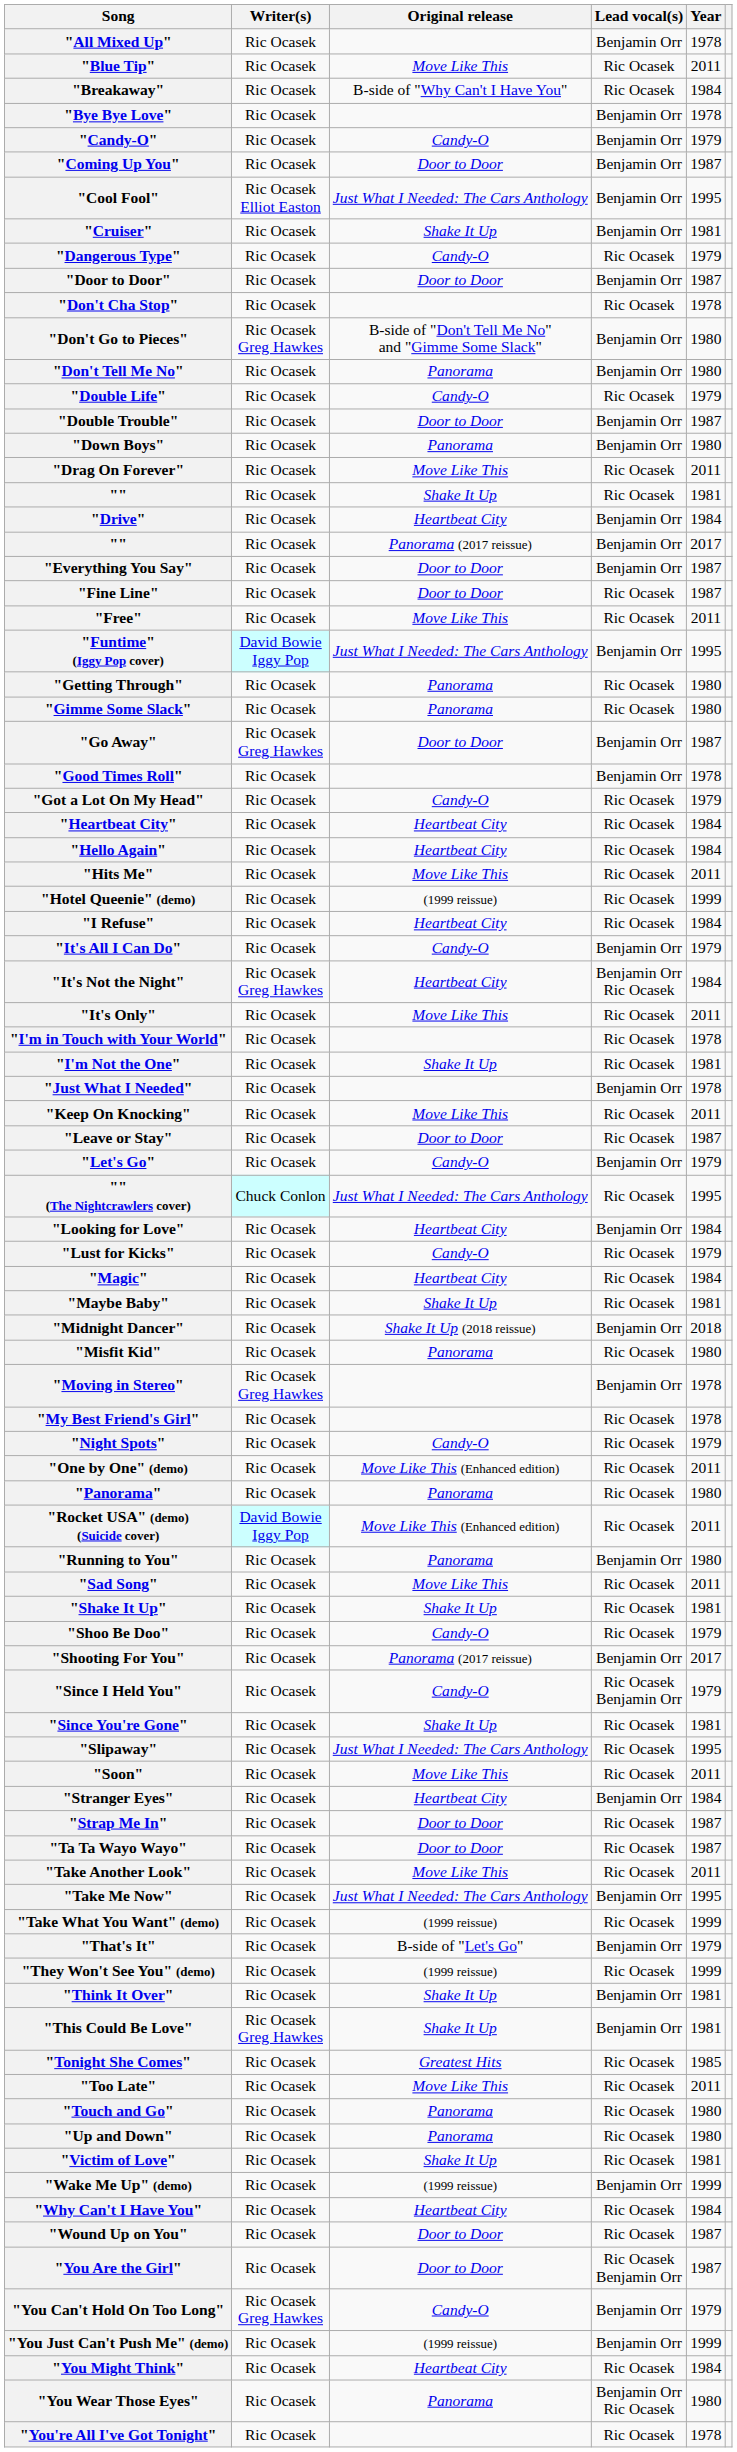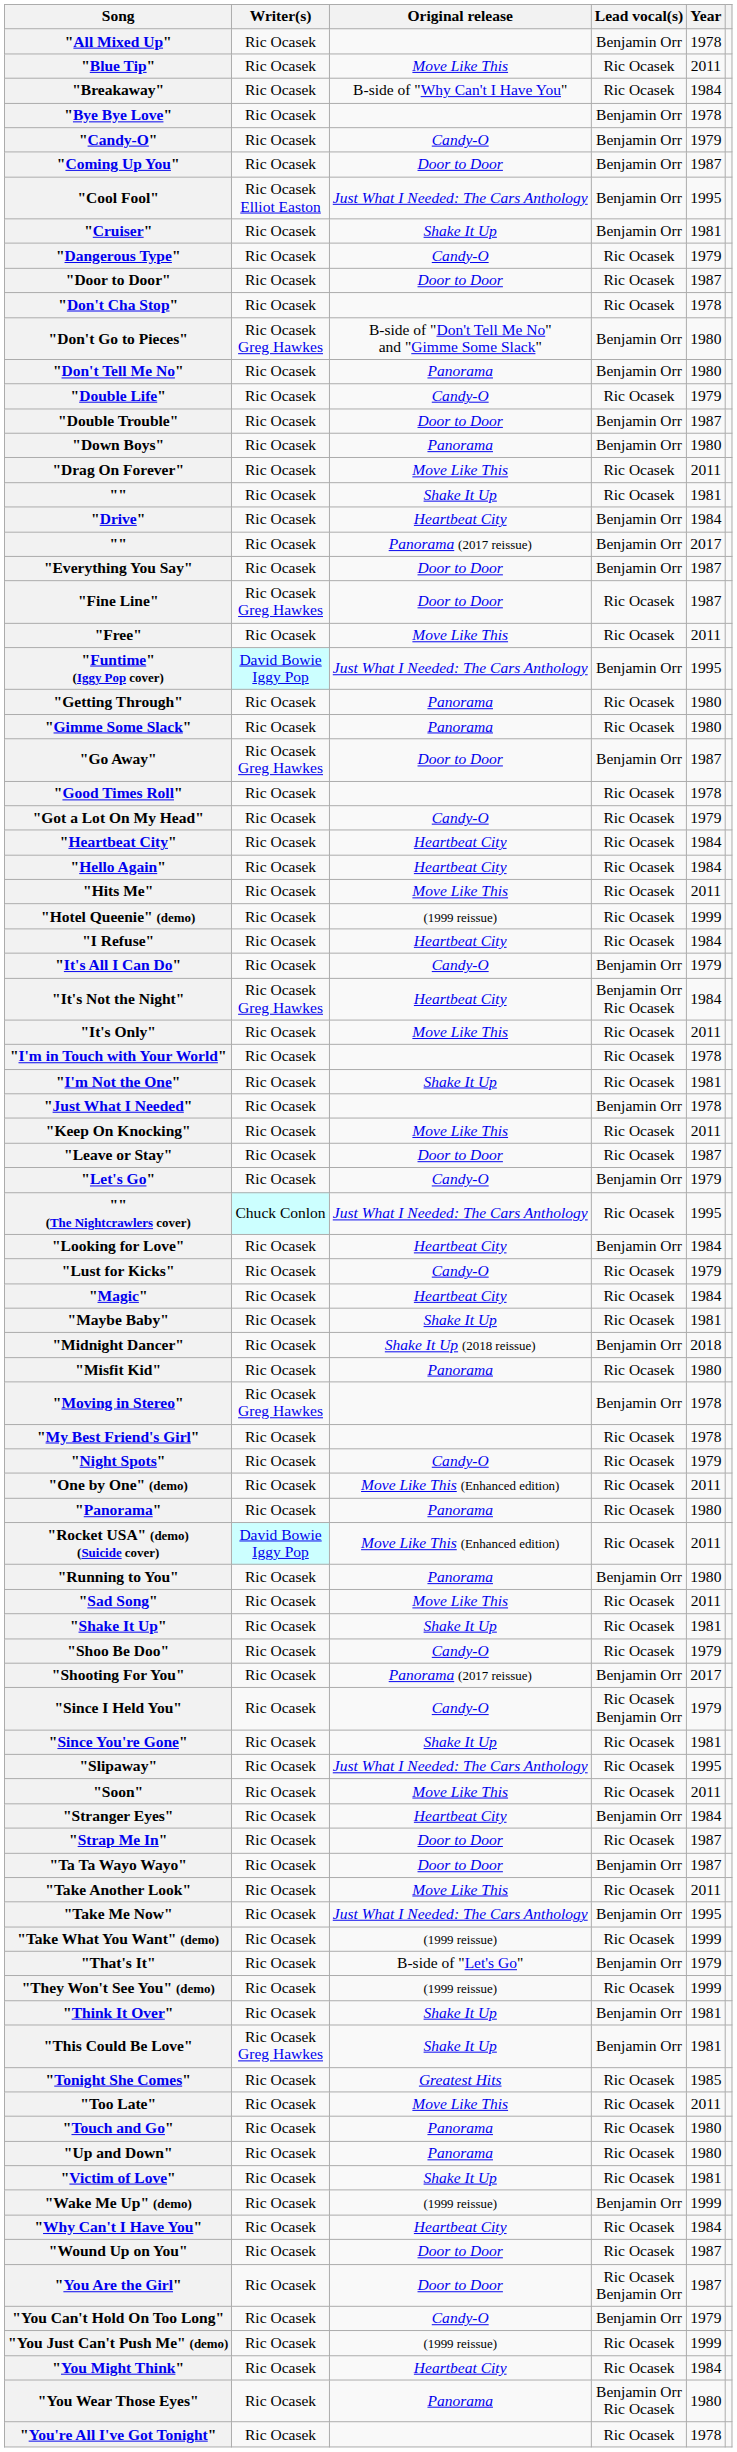(639, 280) Benjamin Orr -> (639, 280) Ric Ocasek
(281, 593) Ric Ocasek -> (281, 601) Ric Ocasek Greg Hawkes
(639, 775) Benjamin Orr -> (639, 793) Ric Ocasek
(639, 1847) Ric Ocasek -> (639, 1865) Benjamin Orr
(281, 2309) Ric Ocasek Greg Hawkes -> (281, 2318) Ric Ocasek
(639, 2343) Benjamin Orr -> (639, 2343) Ric Ocasek
